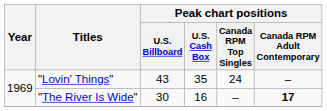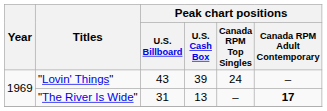(201, 79) 35 -> (201, 79) 39
(162, 97) 30 -> (162, 97) 31
(201, 97) 16 -> (201, 97) 13
